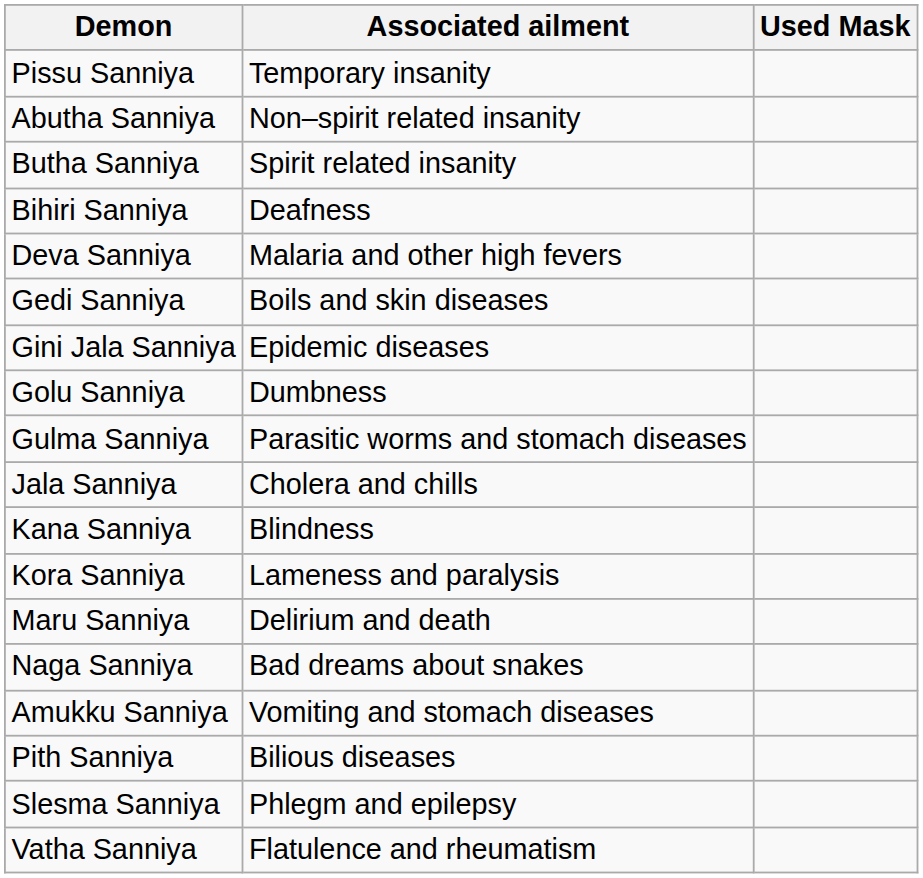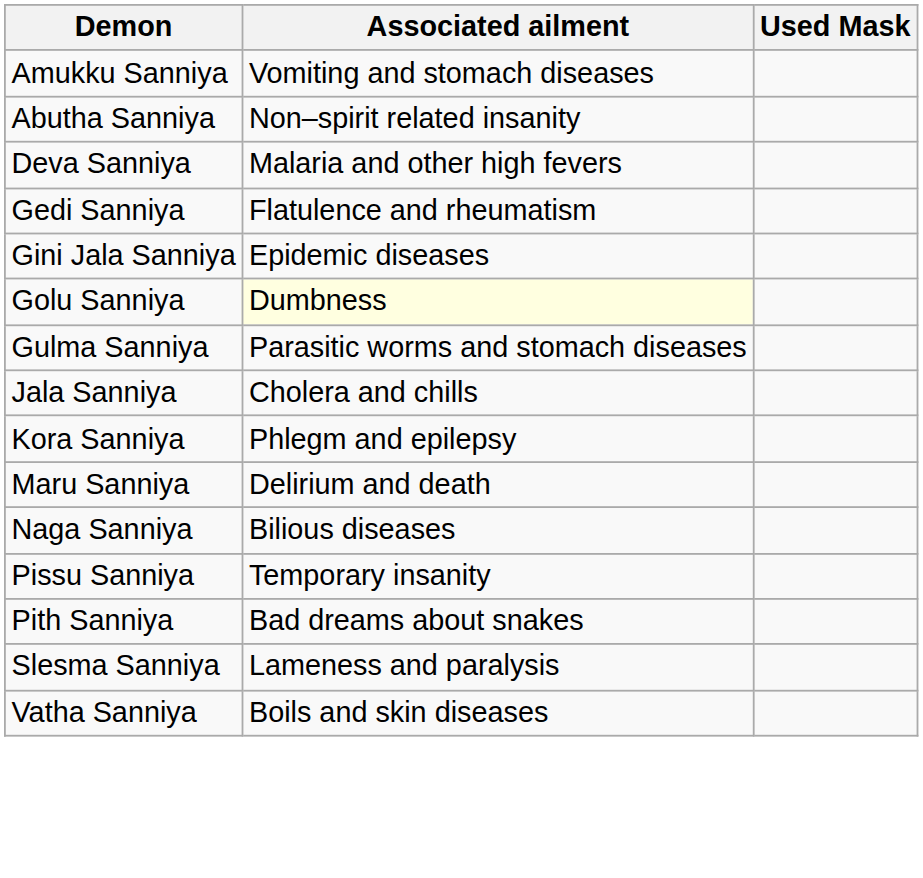rows swapped: (120, 712) <-> (103, 73)
- row: (105, 164)
- row: (100, 210)
(399, 301) Boils and skin diseases -> (423, 210) Flatulence and rheumatism
(318, 392) no background -> (318, 301) lightyellow background
- row: (101, 529)
(404, 575) Lameness and paralysis -> (383, 438) Phlegm and epilepsy
(416, 666) Bad dreams about snakes -> (352, 529) Bilious diseases
(352, 758) Bilious diseases -> (416, 621) Bad dreams about snakes
(383, 803) Phlegm and epilepsy -> (404, 666) Lameness and paralysis
(423, 849) Flatulence and rheumatism -> (399, 712) Boils and skin diseases
